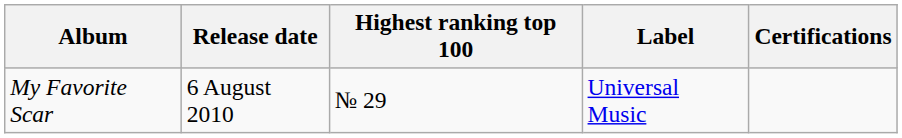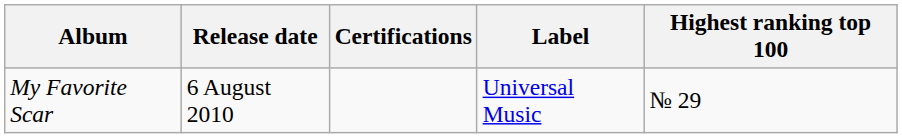columns swapped: (456, 36) <-> (823, 36)
